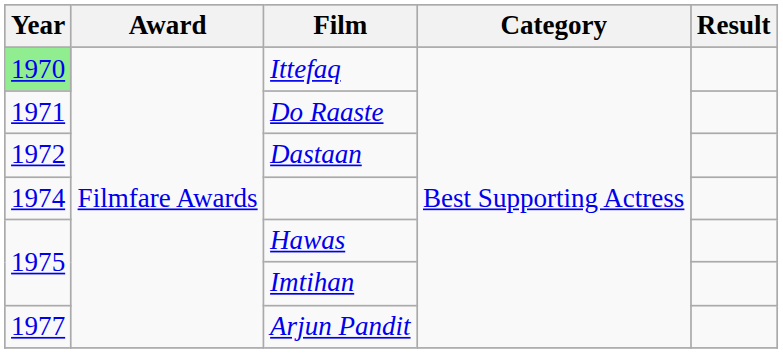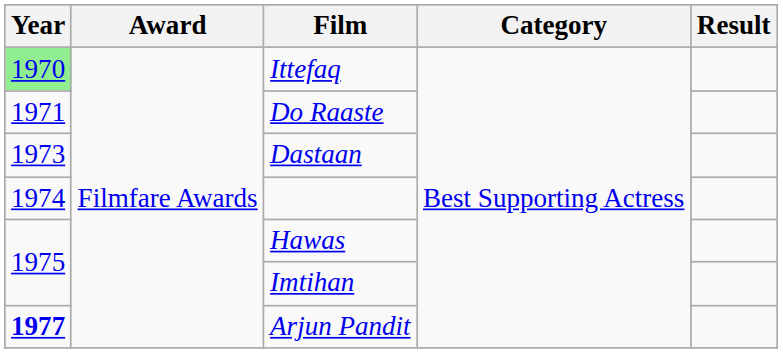(38, 154) 1972 -> (38, 154) 1973
(38, 326) normal -> (38, 326) bold
